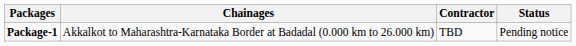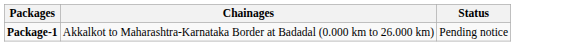- column: (467, 13)
